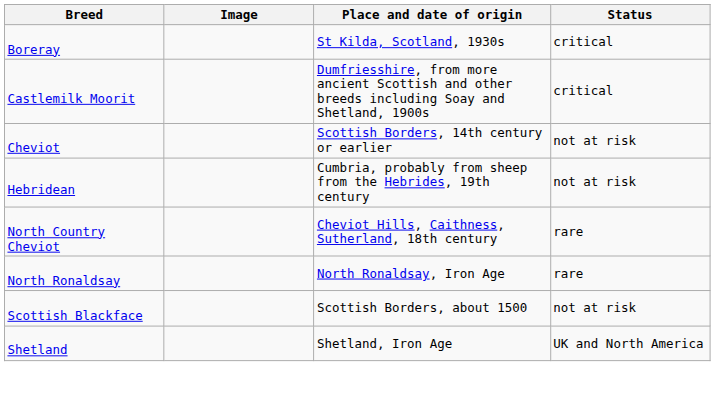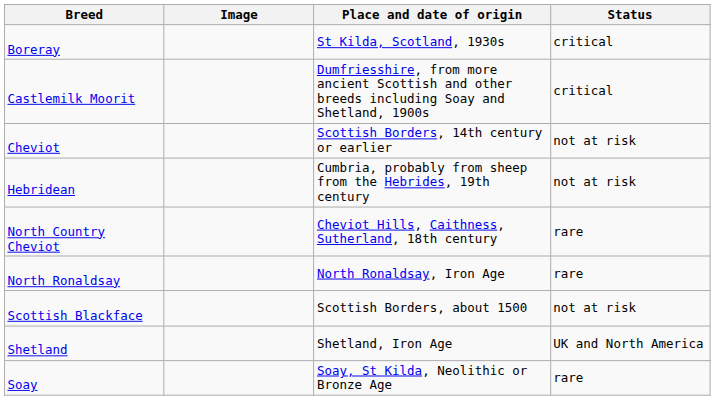+ row: (22, 385)
